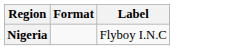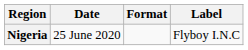+ column: (87, 14)
